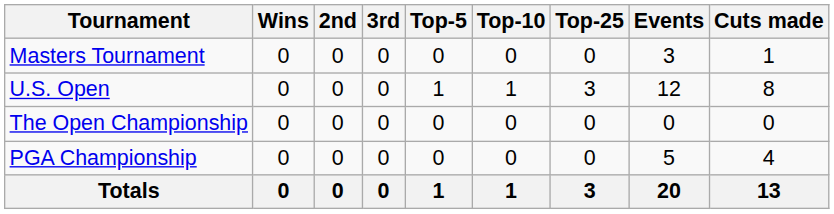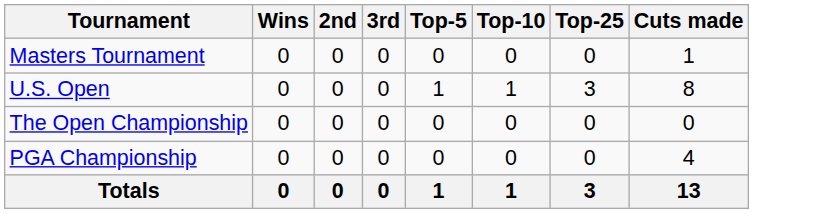- column: (669, 21)
